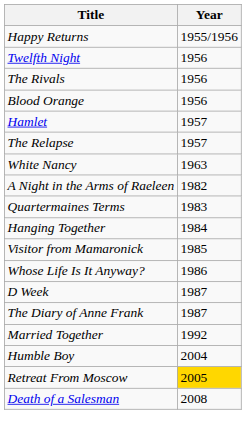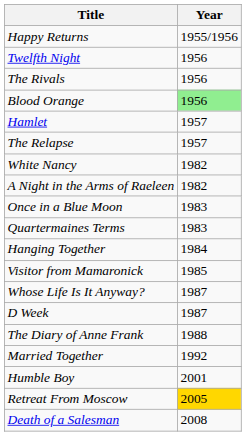(194, 100) no background -> (194, 100) lightgreen background
(194, 164) 1963 -> (194, 164) 1982
+ row: (65, 206)
(194, 270) 1986 -> (194, 292) 1987
(194, 313) 1987 -> (194, 334) 1988
(194, 356) 2004 -> (194, 377) 2001
